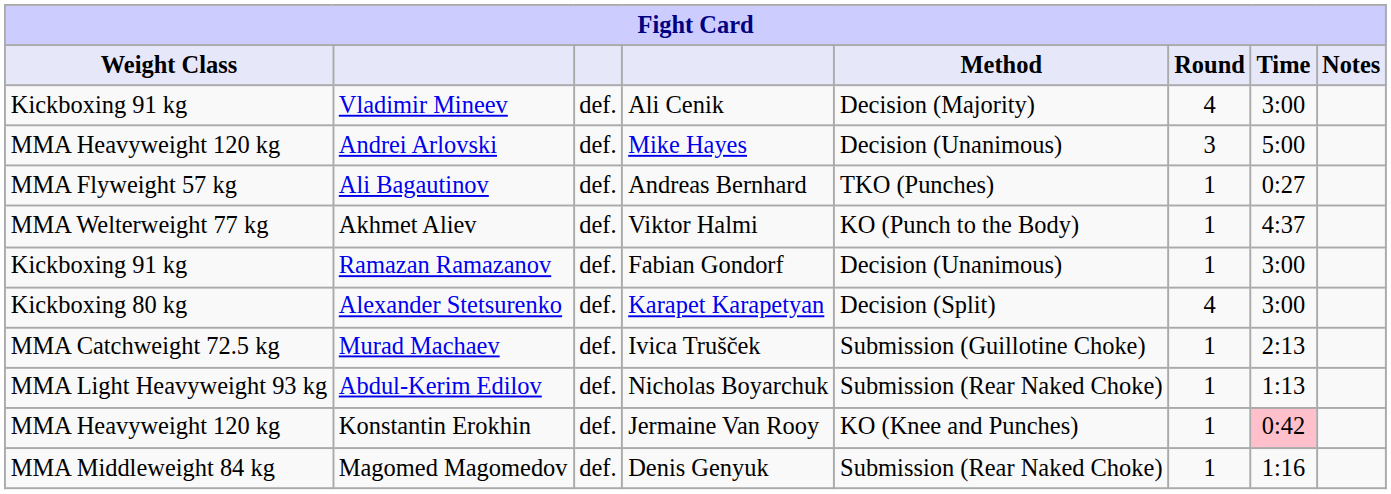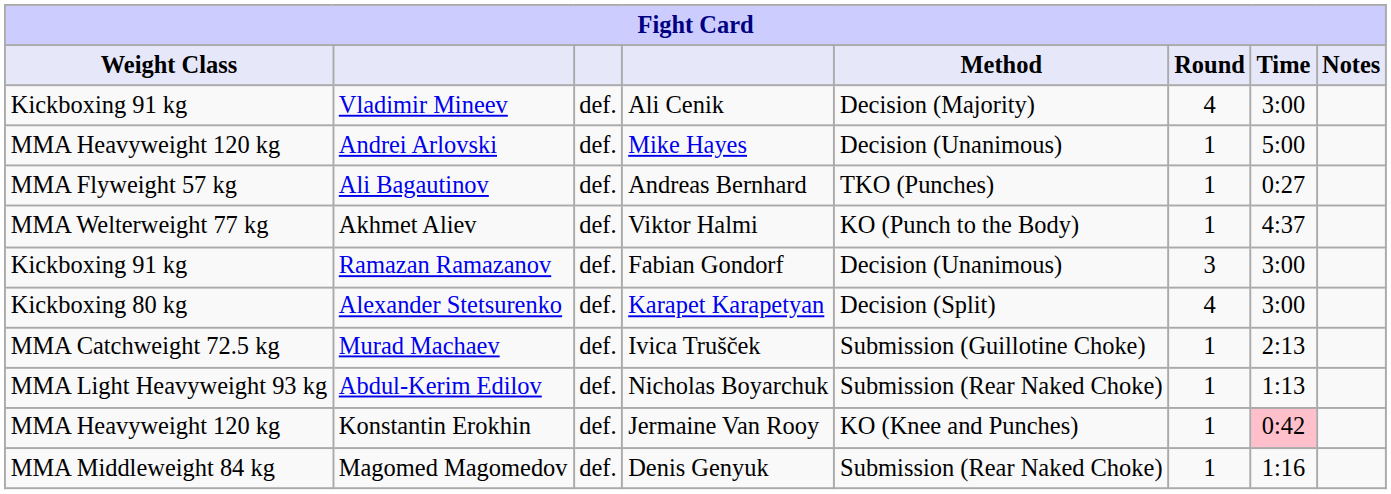(1210, 145) 3 -> (1210, 145) 1
(1210, 266) 1 -> (1210, 266) 3
